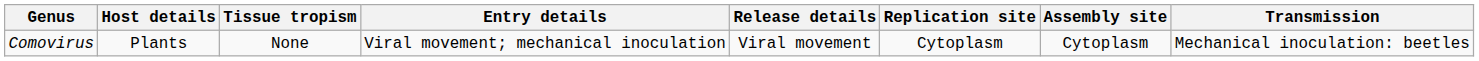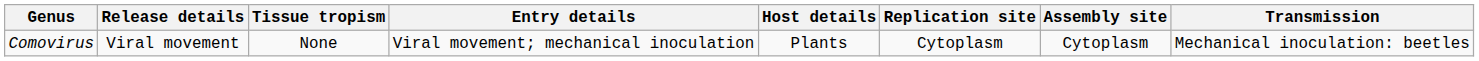columns swapped: (159, 18) <-> (805, 18)
